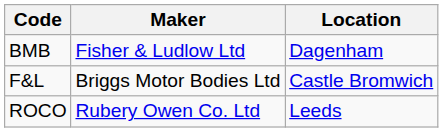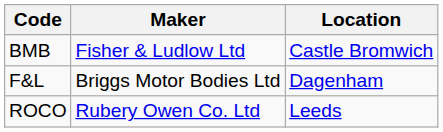(336, 50) Dagenham -> (361, 50) Castle Bromwich
(361, 80) Castle Bromwich -> (336, 80) Dagenham
